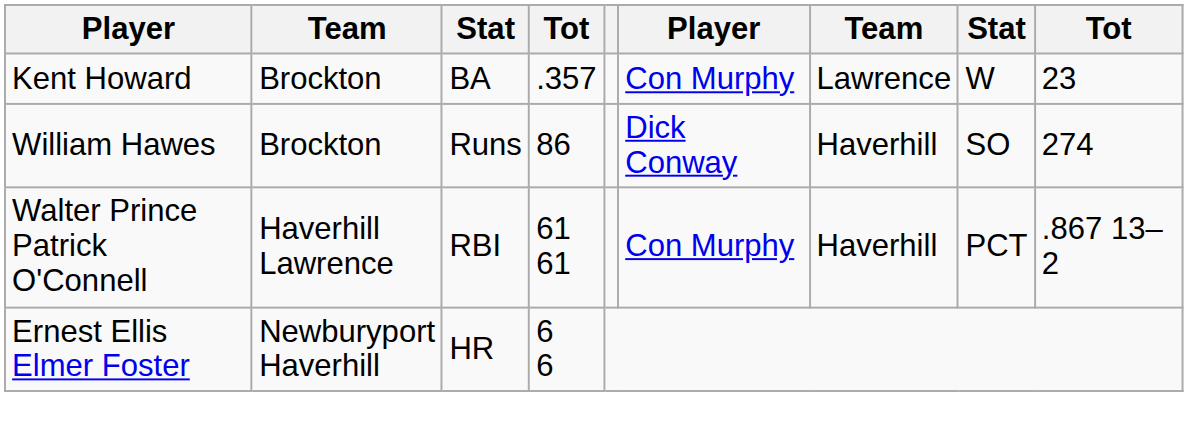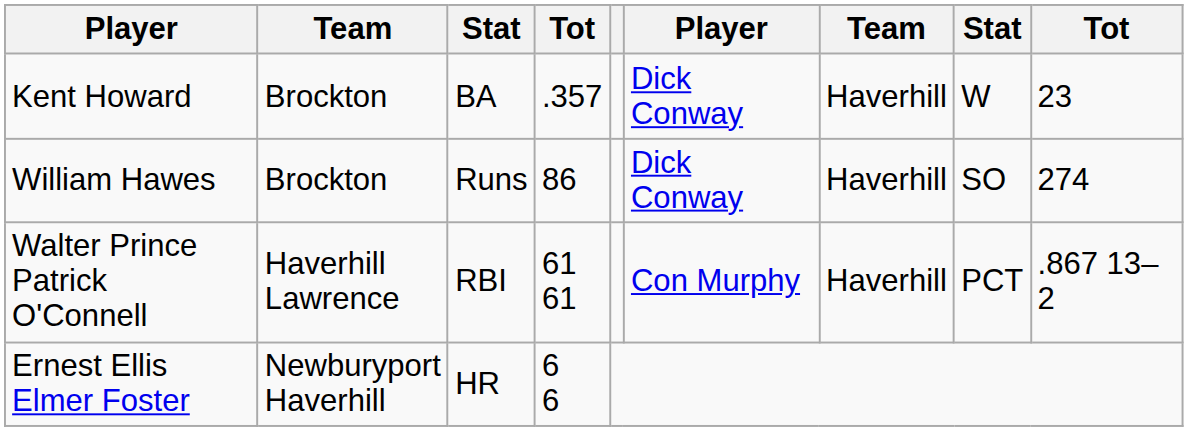(710, 78) Con Murphy -> (687, 95) Dick Conway
(884, 78) Lawrence -> (886, 95) Haverhill
